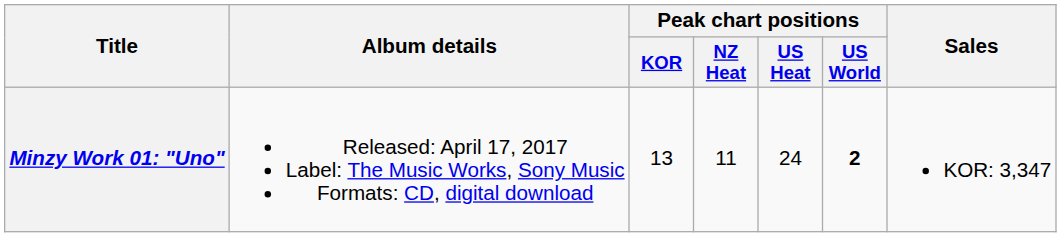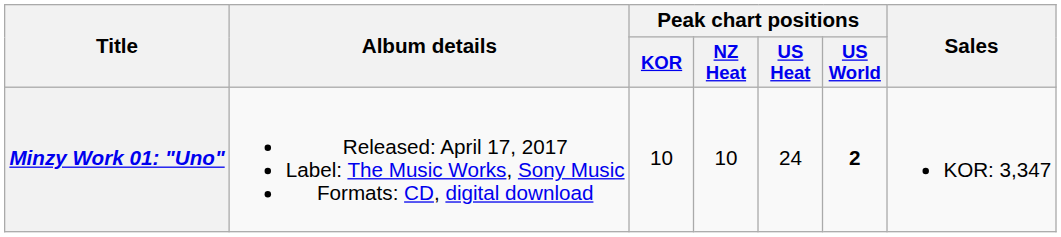(662, 159) 13 -> (662, 159) 10
(726, 159) 11 -> (726, 159) 10
